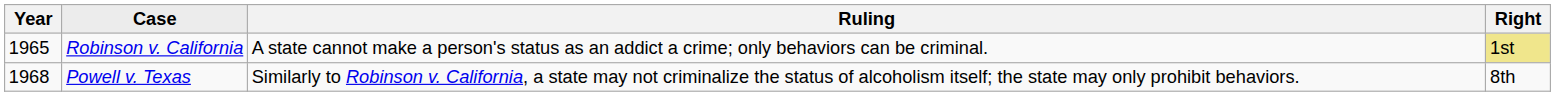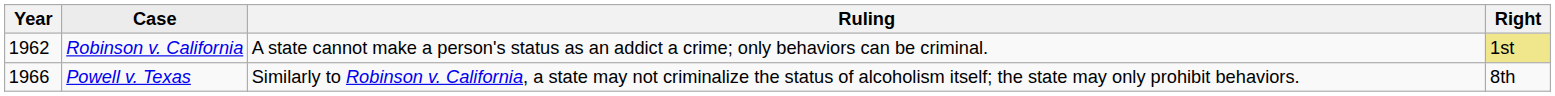(29, 47) 1965 -> (29, 47) 1962
(29, 76) 1968 -> (29, 76) 1966
